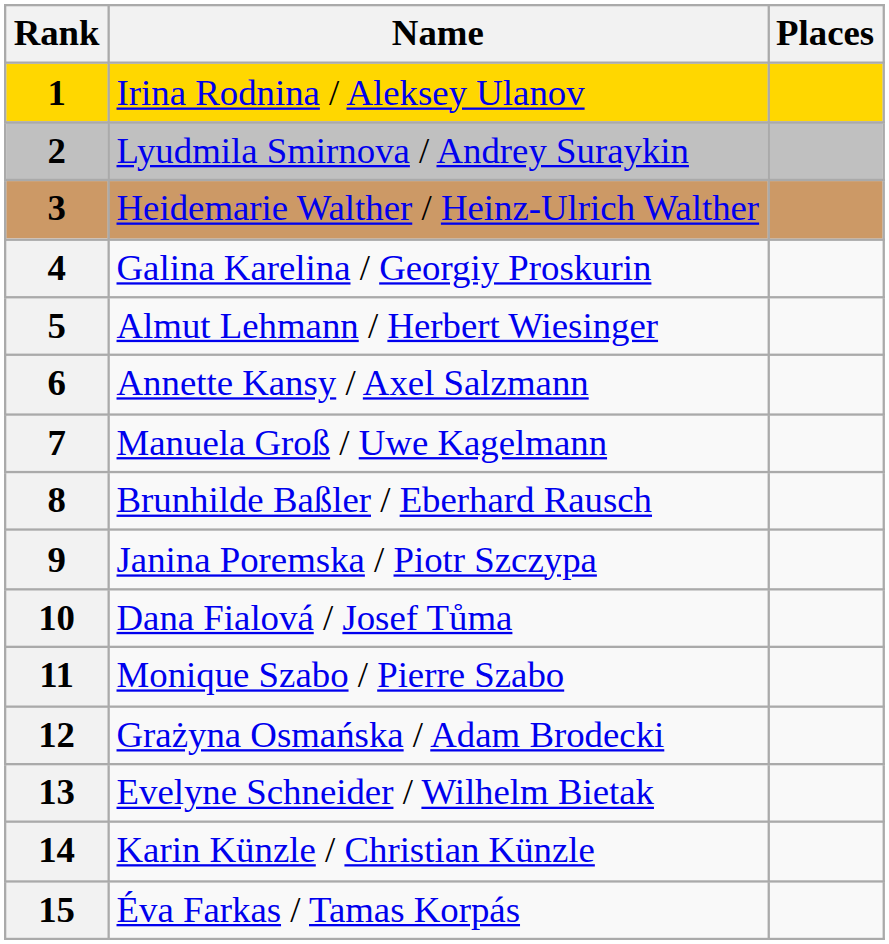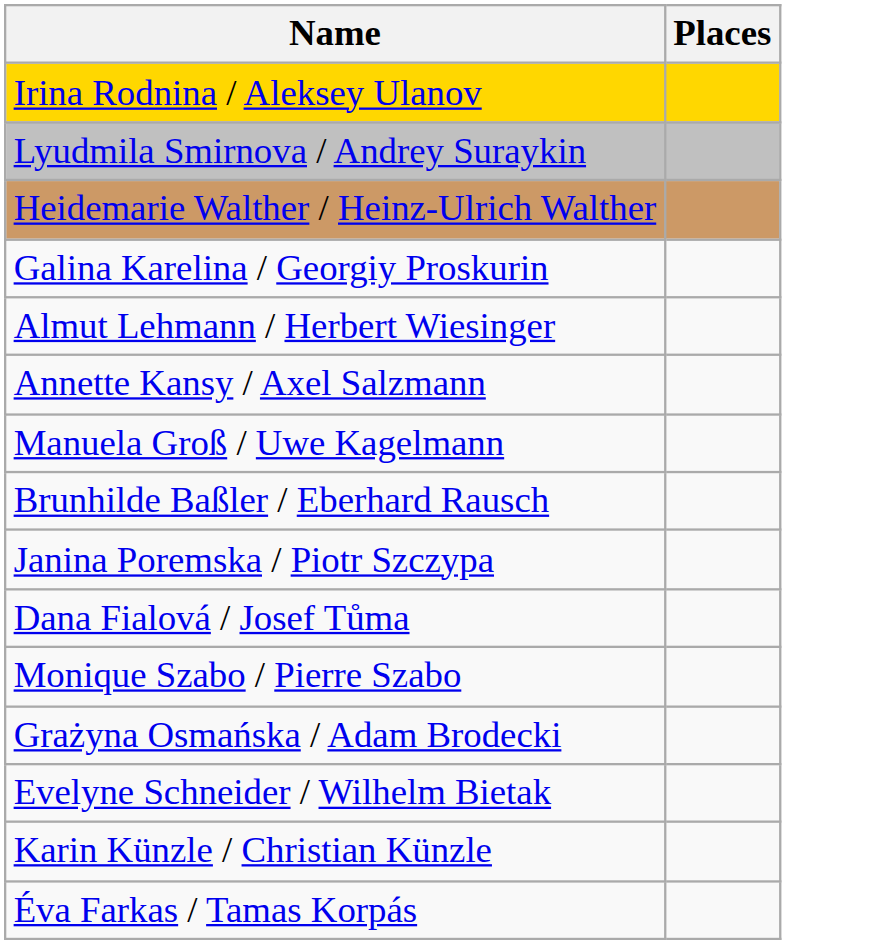- column: (57, 33)
